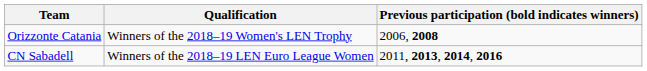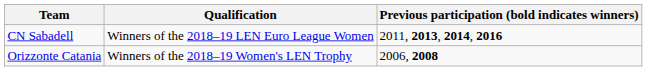rows swapped: (40, 55) <-> (54, 35)
